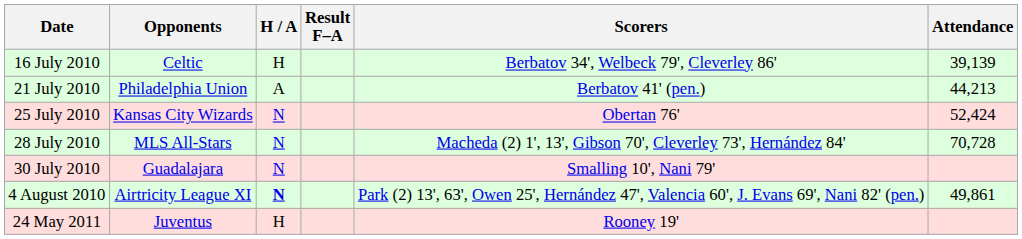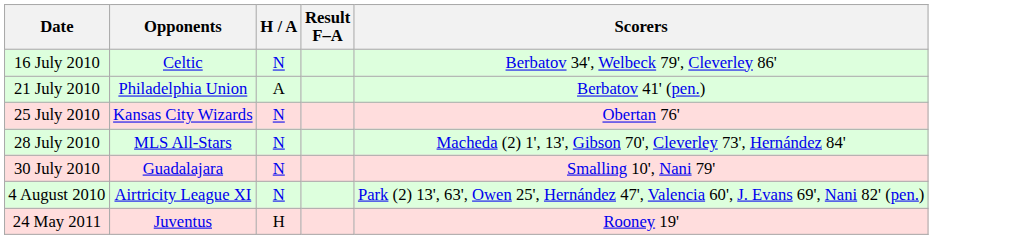- column: (973, 27)
(279, 62) H -> (279, 62) N
(279, 194) bold -> (279, 194) normal
